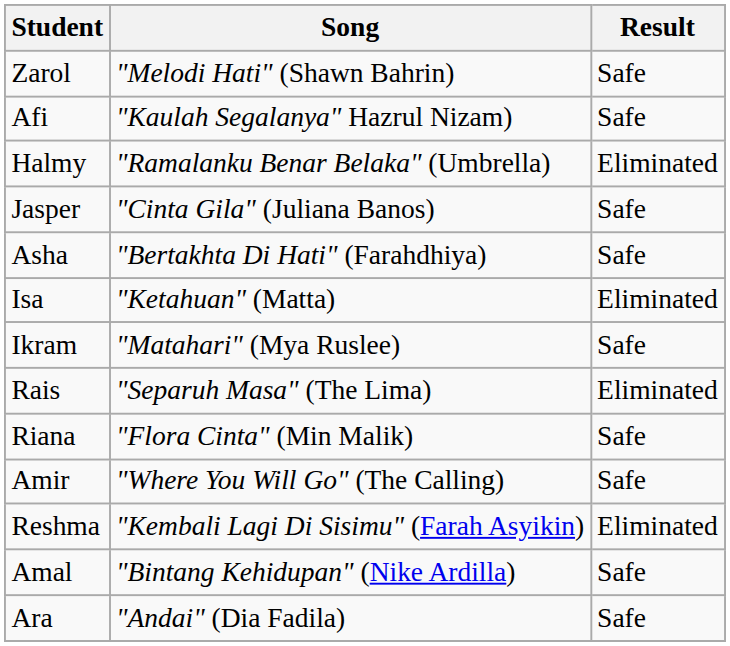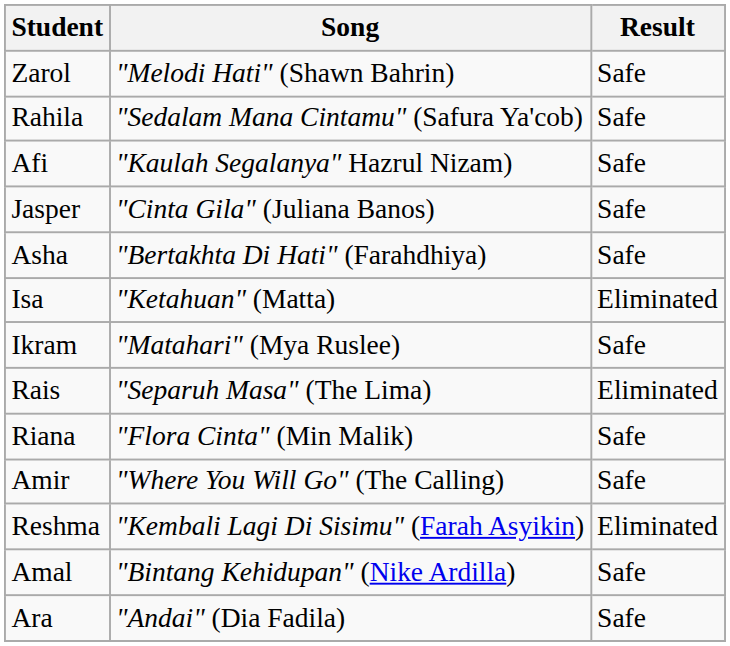+ row: (47, 118)
- row: (49, 163)
